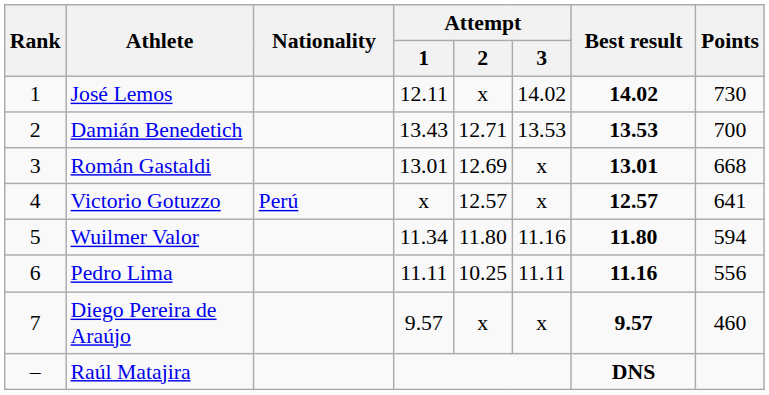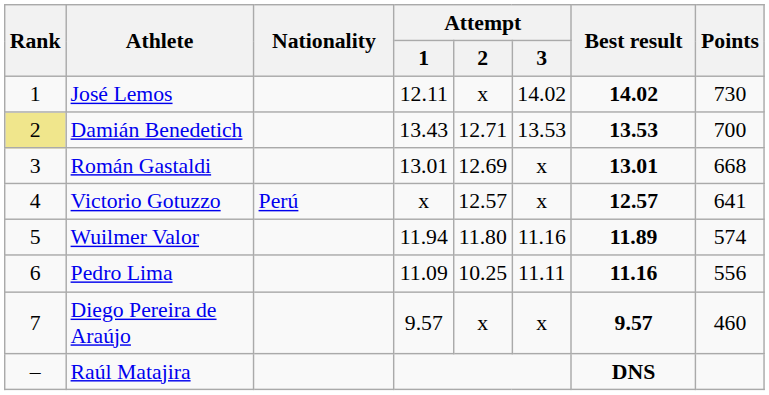(35, 130) no background -> (35, 130) khaki background
(424, 237) 11.34 -> (424, 237) 11.94
(634, 237) 11.80 -> (634, 237) 11.89
(730, 237) 594 -> (730, 237) 574
(424, 273) 11.11 -> (424, 273) 11.09
